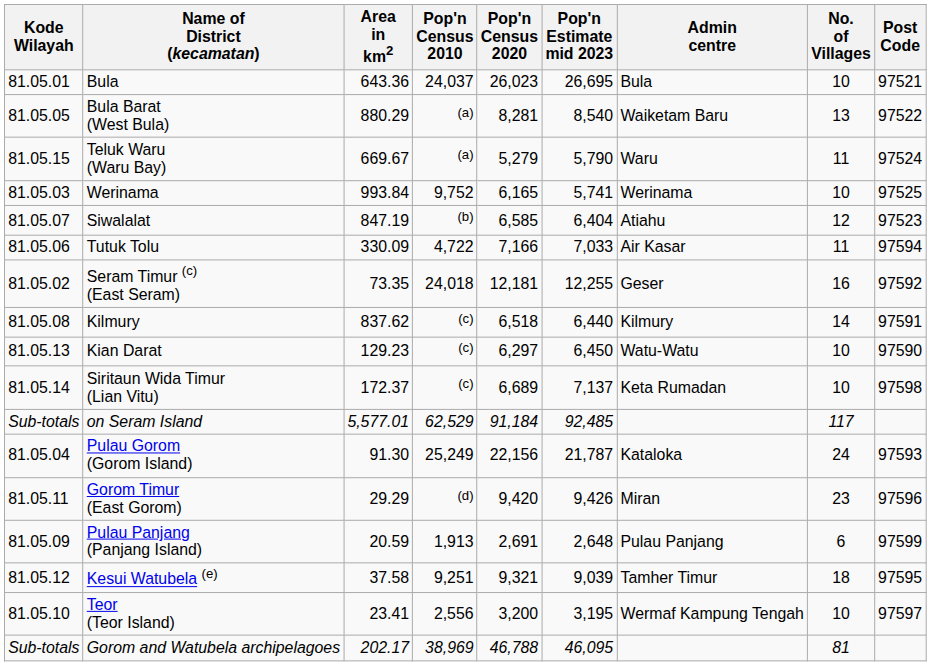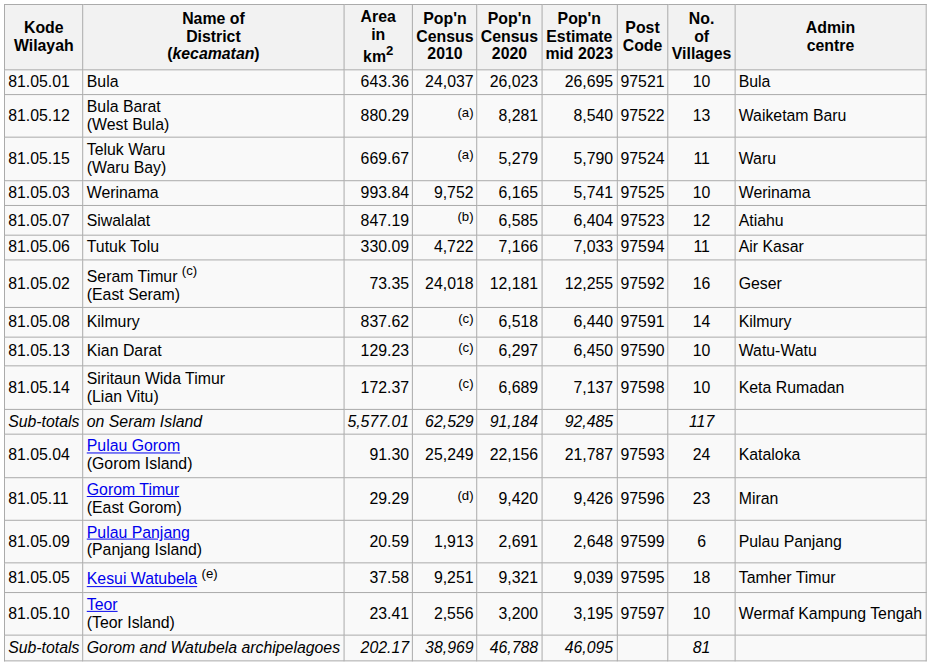columns swapped: (712, 37) <-> (900, 37)
(39, 116) 81.05.05 -> (39, 116) 81.05.12
(39, 577) 81.05.12 -> (39, 577) 81.05.05
